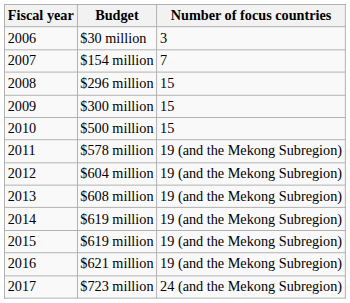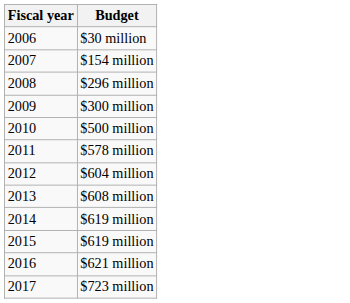- column: (251, 15)
